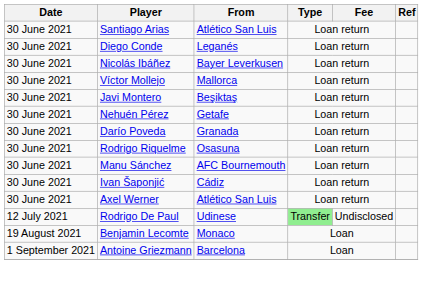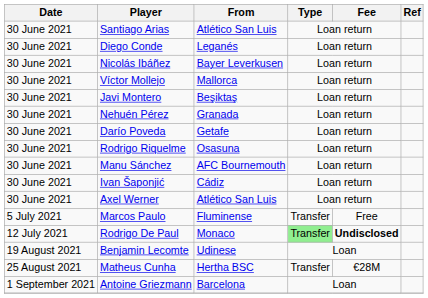(213, 115) Getafe -> (218, 115) Granada
(218, 132) Granada -> (213, 132) Getafe
+ row: (133, 217)
(216, 217) Udinese -> (216, 234) Monaco
(364, 217) normal -> (367, 234) bold
(216, 234) Monaco -> (216, 251) Udinese
+ row: (138, 268)
